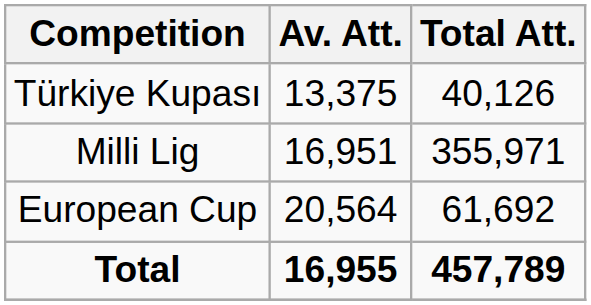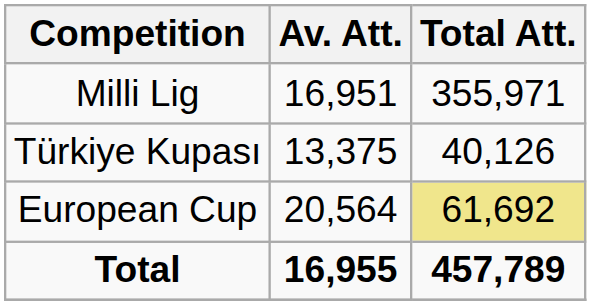rows swapped: (138, 151) <-> (138, 92)
(498, 210) no background -> (498, 210) khaki background
